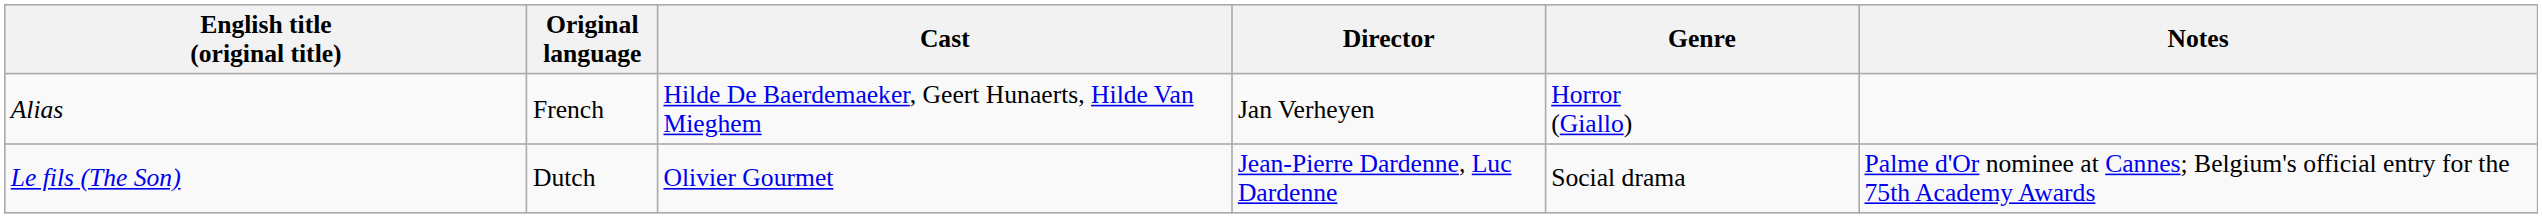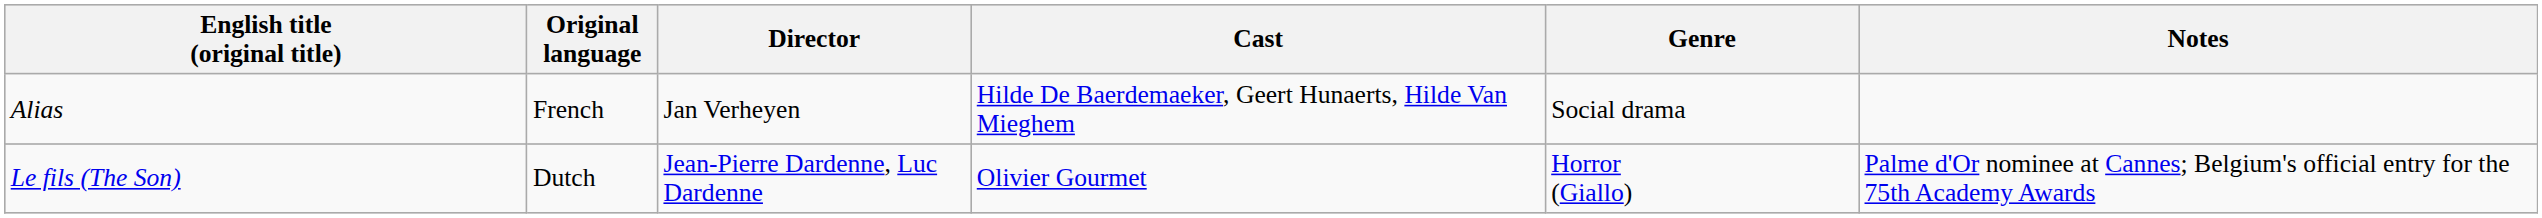columns swapped: (1389, 39) <-> (945, 39)
(1592, 108) Horror (Giallo) -> (1618, 108) Social drama
(1618, 178) Social drama -> (1592, 178) Horror (Giallo)
